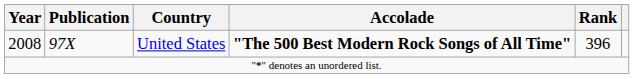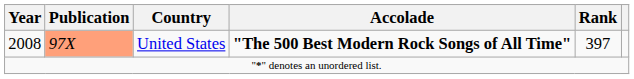(62, 43) no background -> (62, 43) lightsalmon background
(598, 43) 396 -> (598, 43) 397
